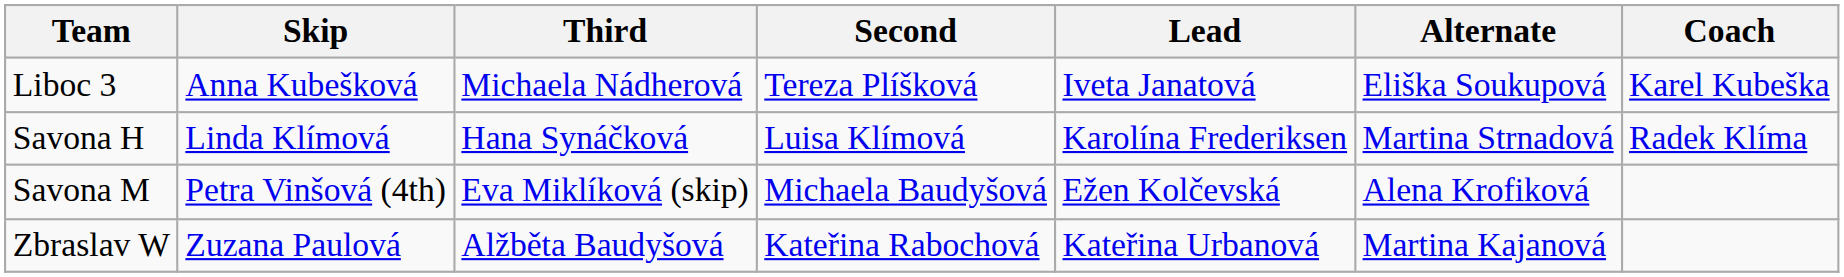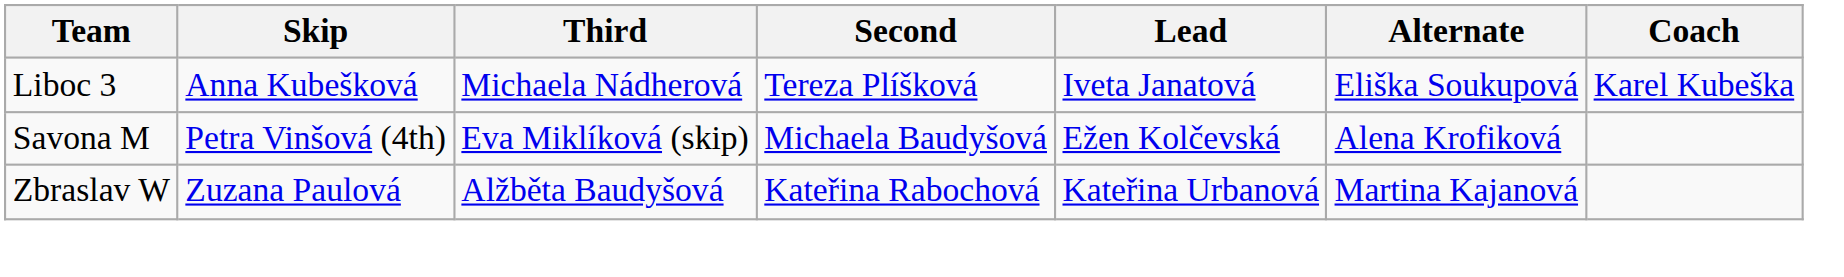- row: (79, 137)
